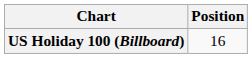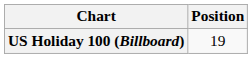(218, 41) 16 -> (218, 41) 19
